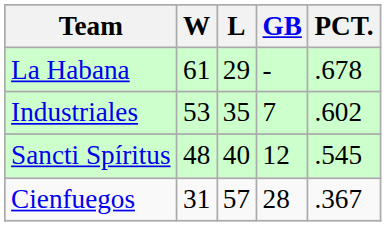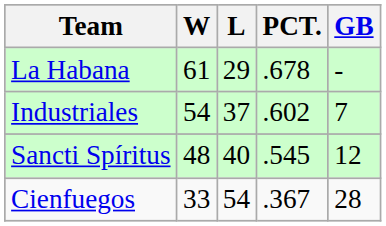columns swapped: (344, 26) <-> (282, 26)
(197, 112) 53 -> (197, 112) 54
(236, 112) 35 -> (236, 112) 37
(197, 198) 31 -> (197, 198) 33
(236, 198) 57 -> (236, 198) 54
